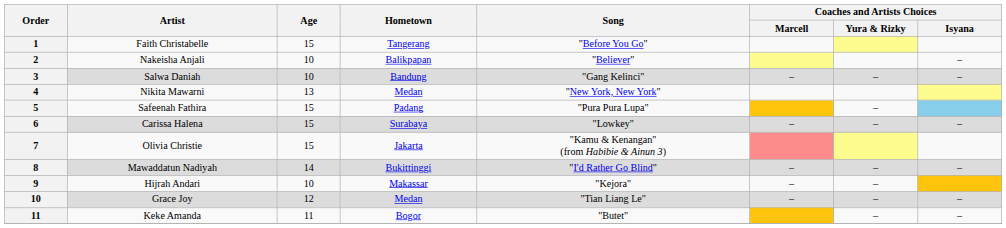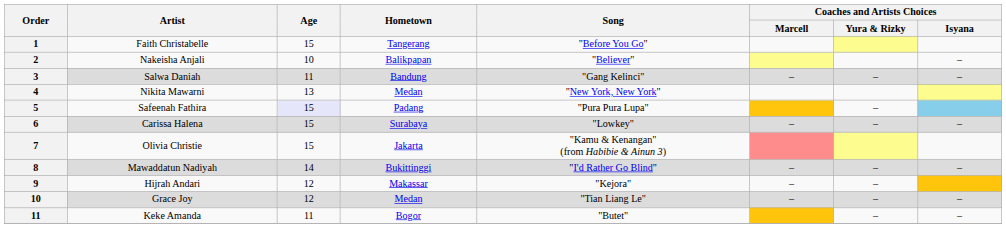(309, 76) 10 -> (309, 76) 11
(309, 108) no background -> (309, 108) lavender background
(309, 183) 10 -> (309, 183) 12
